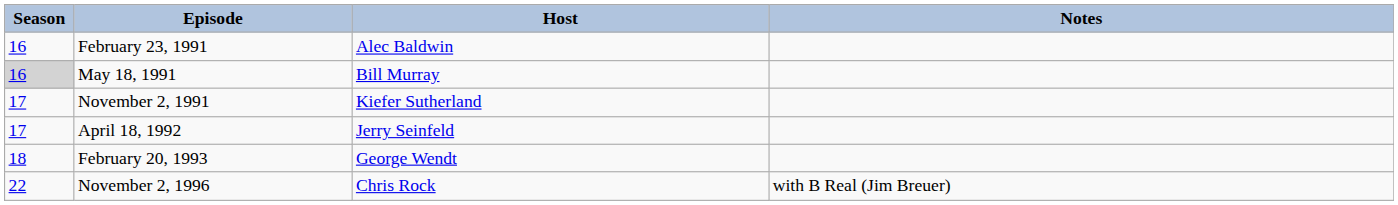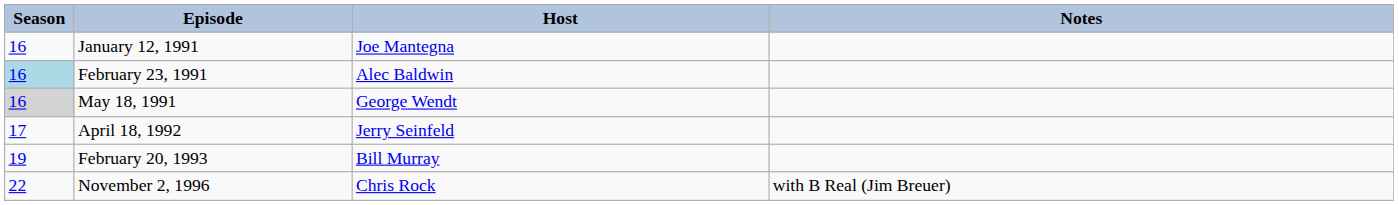+ row: (138, 46)
(17, 46) no background -> (17, 74) lightblue background
(398, 74) Bill Murray -> (406, 102) George Wendt
- row: (144, 102)
(17, 158) 18 -> (17, 158) 19
(406, 158) George Wendt -> (398, 158) Bill Murray
